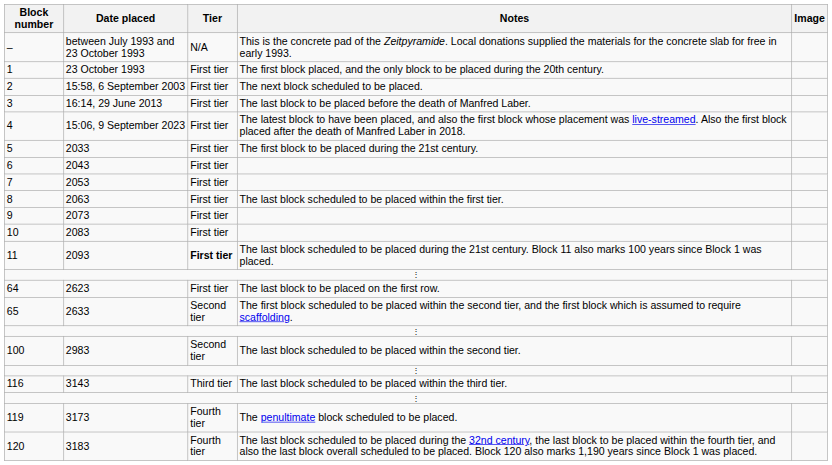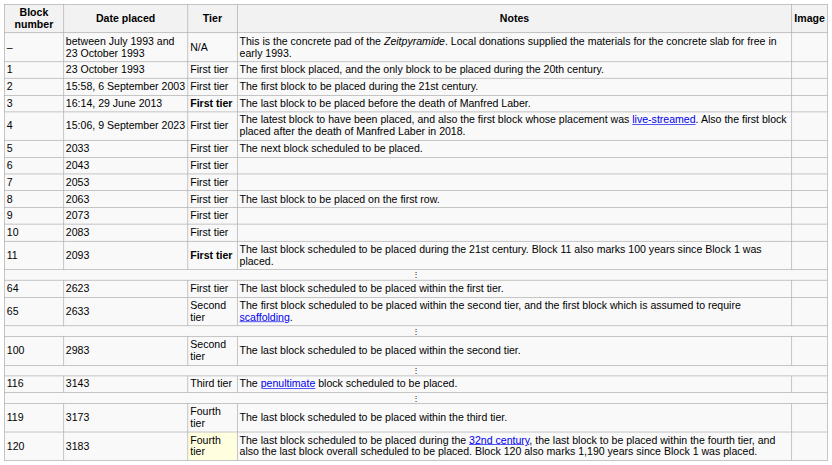(331, 86) The next block scheduled to be placed. -> (359, 86) The first block to be placed during the 21st century.
(209, 103) normal -> (211, 103) bold
(359, 148) The first block to be placed during the 21st century. -> (331, 148) The next block scheduled to be placed.
(372, 199) The last block scheduled to be placed within the first tier. -> (340, 199) The last block to be placed on the first row.
(340, 288) The last block to be placed on the first row. -> (372, 288) The last block scheduled to be placed within the first tier.
(373, 384) The last block scheduled to be placed within the third tier. -> (348, 384) The penultimate block scheduled to be placed.
(348, 417) The penultimate block scheduled to be placed. -> (373, 417) The last block scheduled to be placed within the third tier.
(205, 446) no background -> (205, 446) lightyellow background
